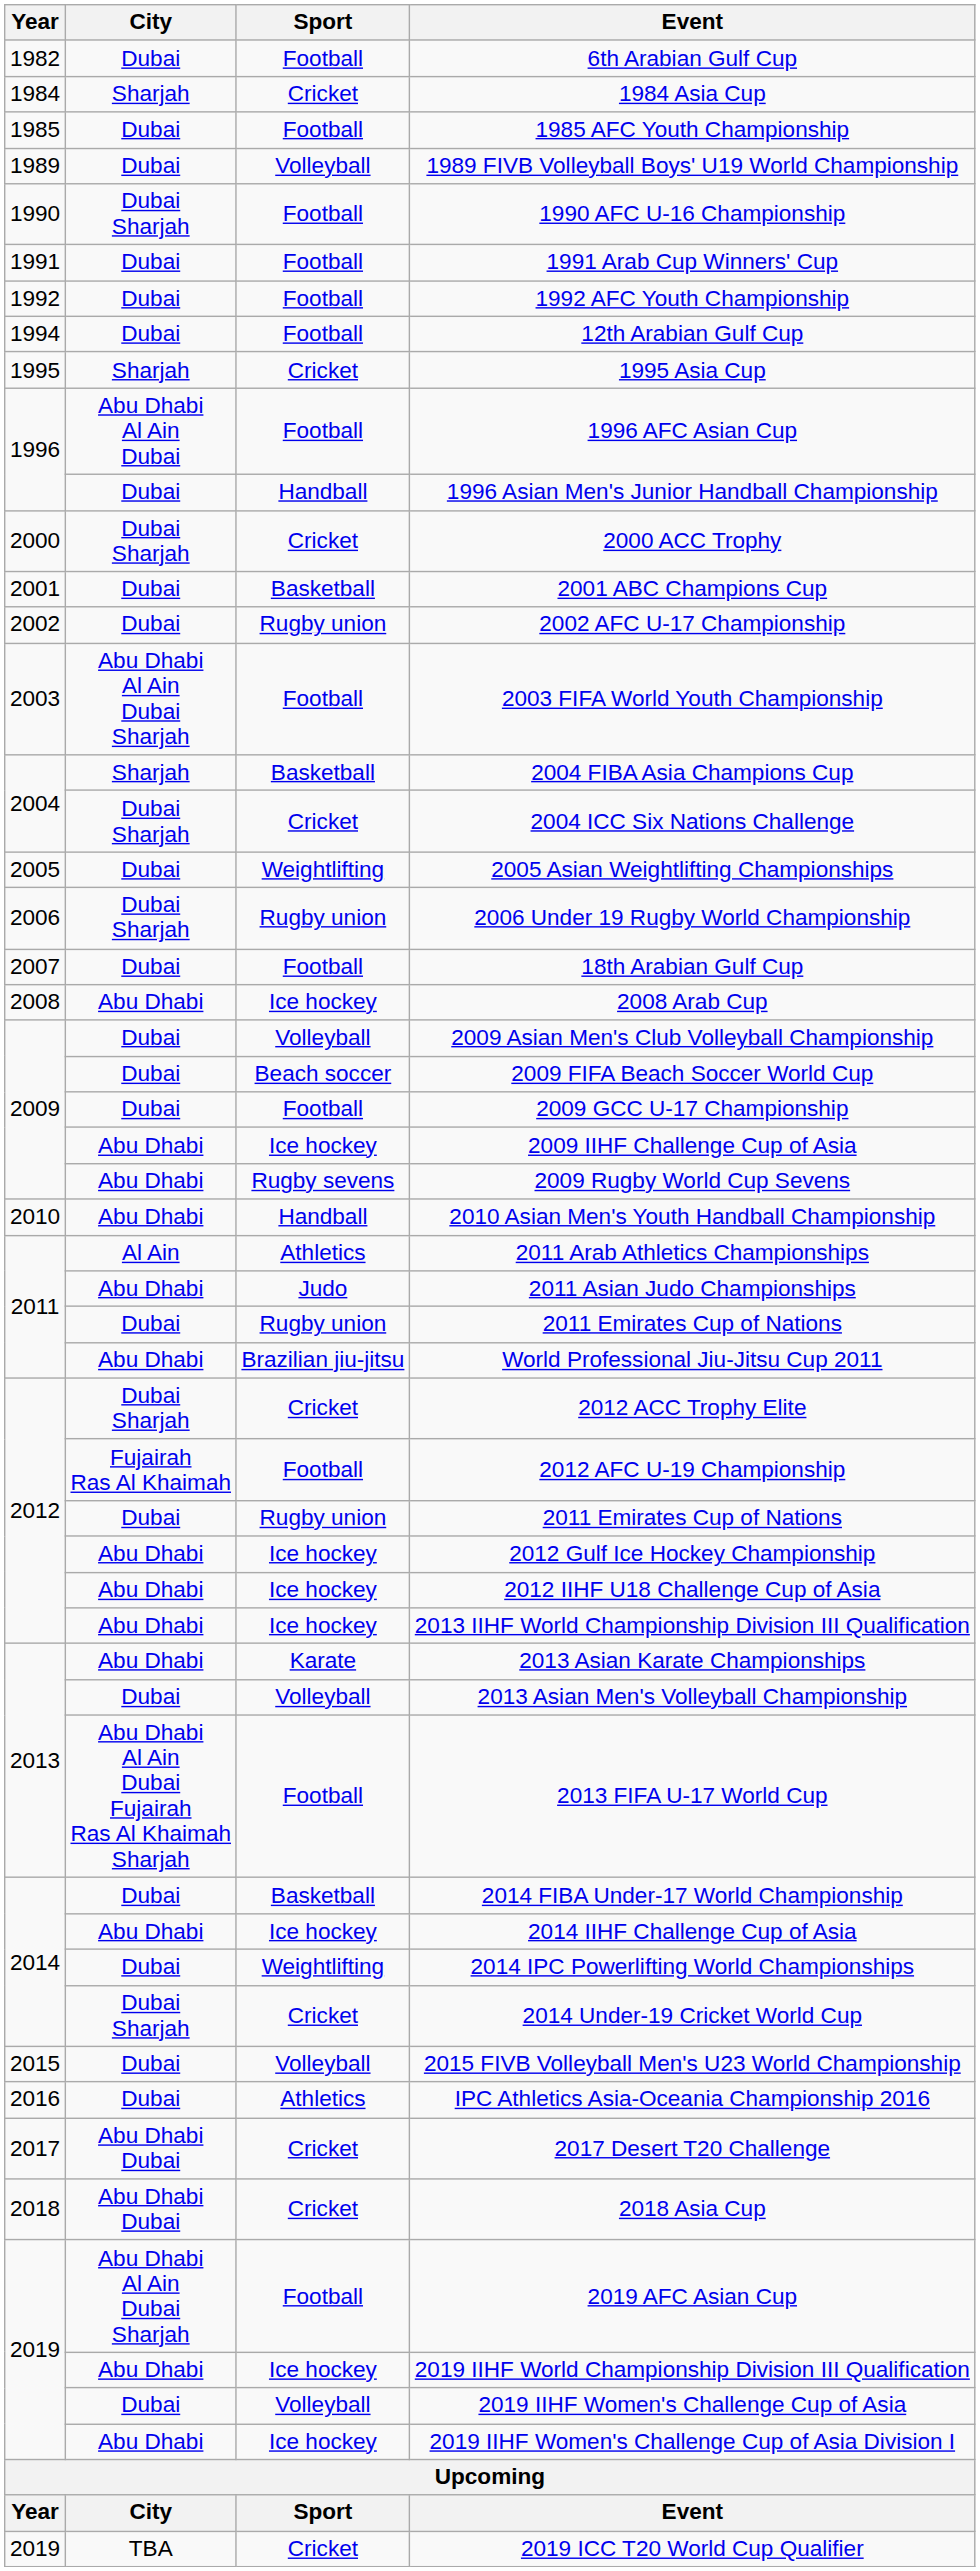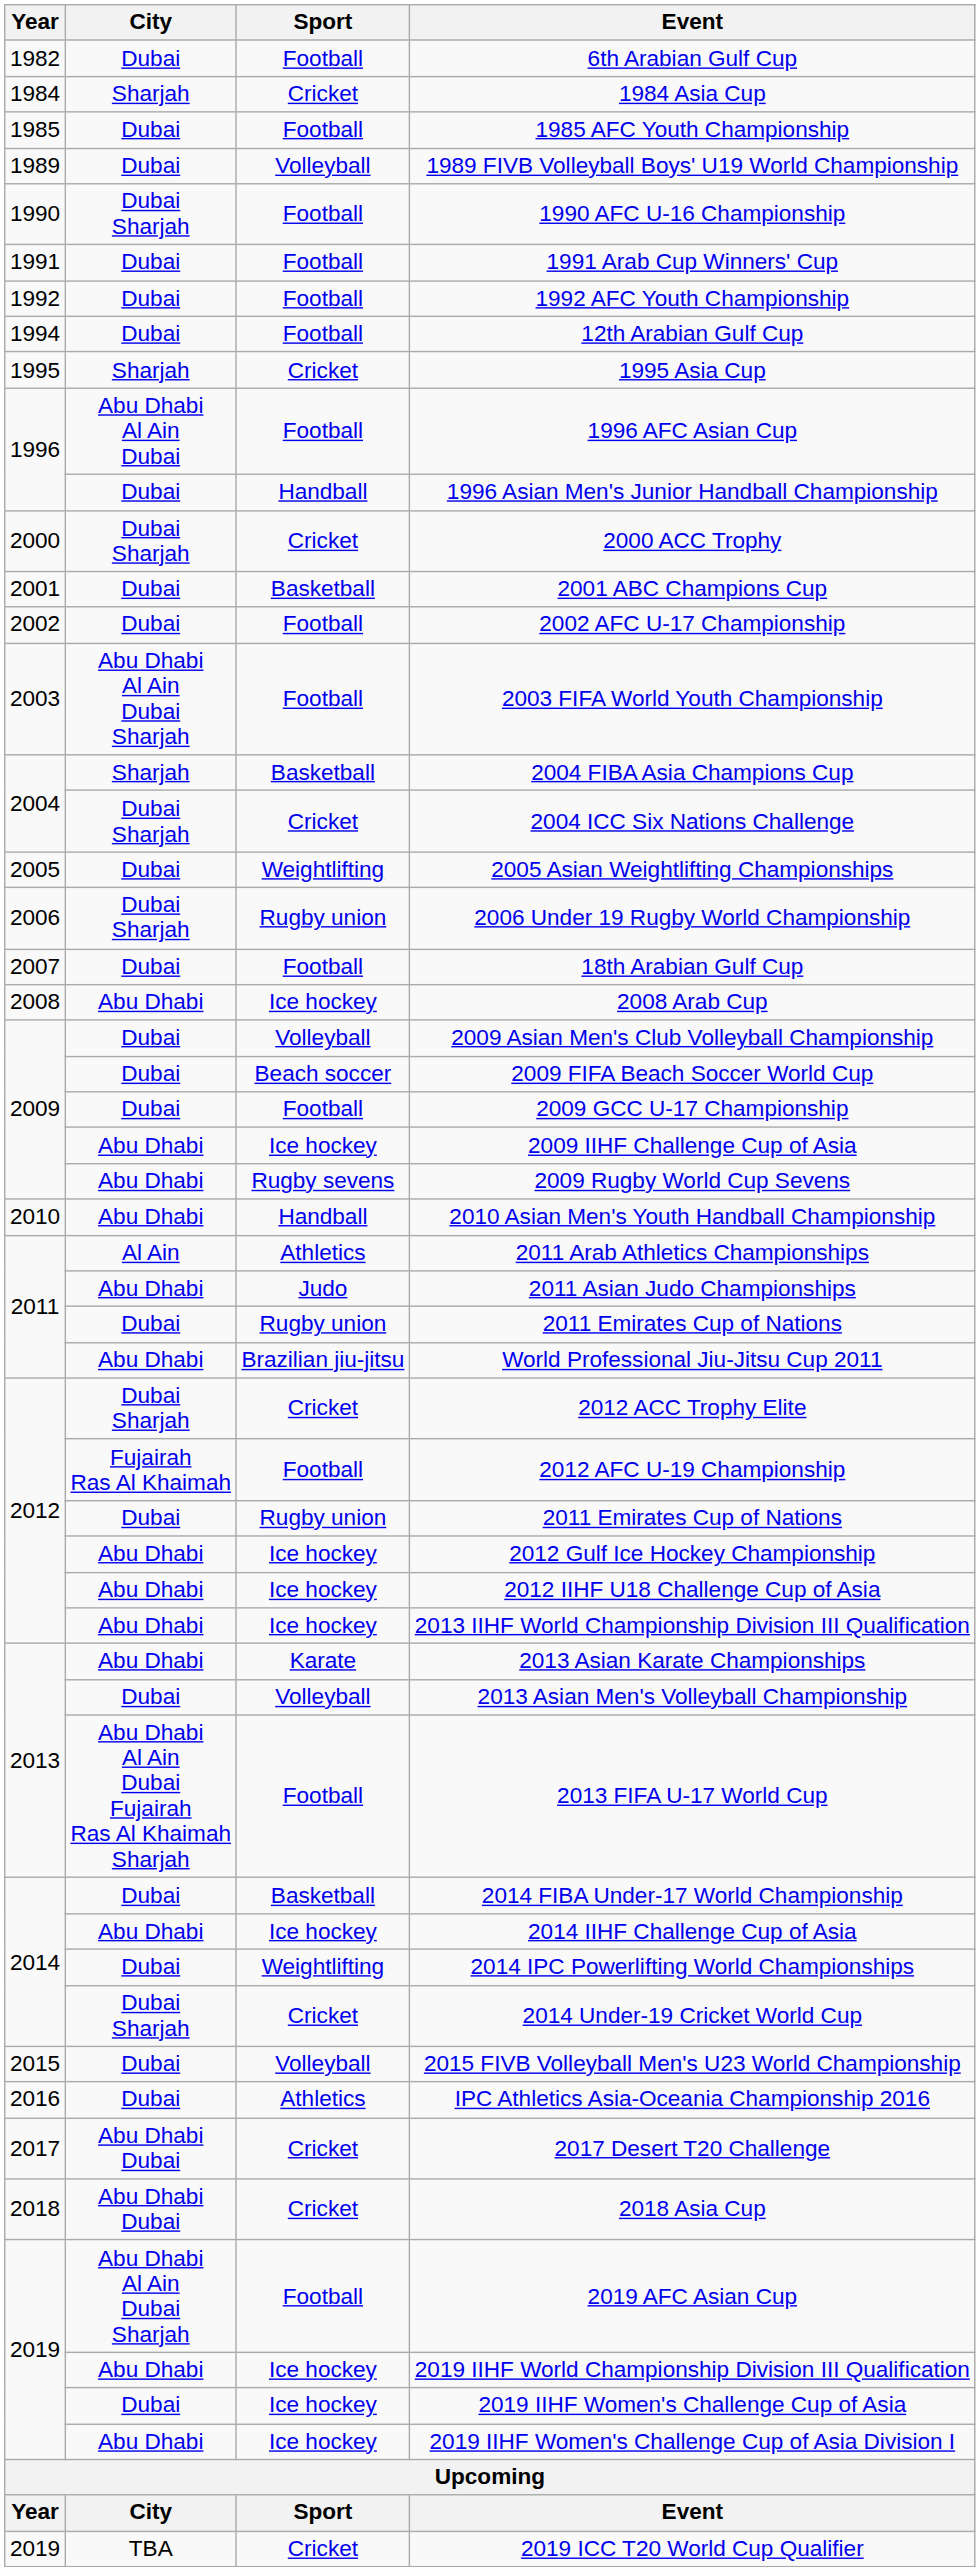(323, 624) Rugby union -> (323, 624) Football
(323, 2405) Volleyball -> (323, 2405) Ice hockey
